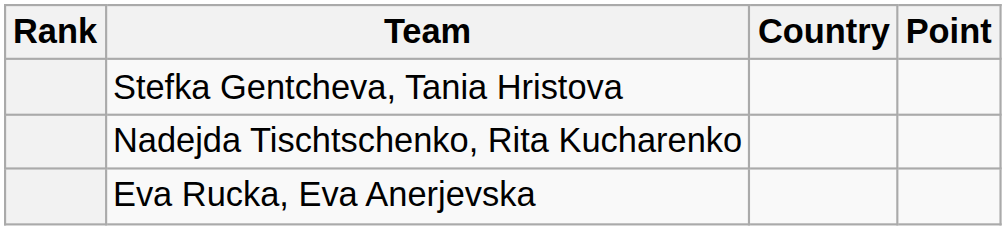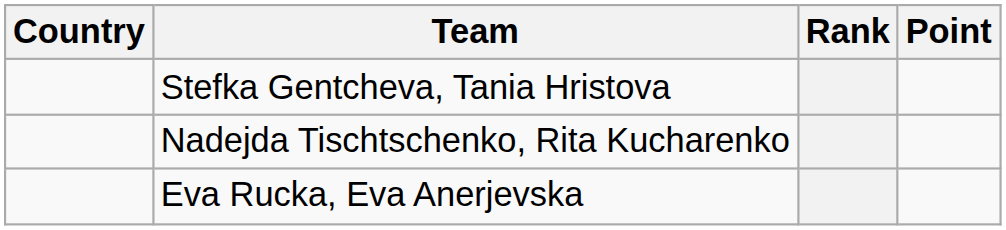columns swapped: (55, 31) <-> (824, 31)
